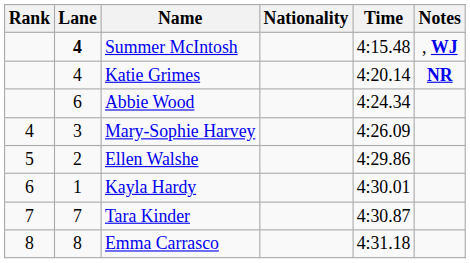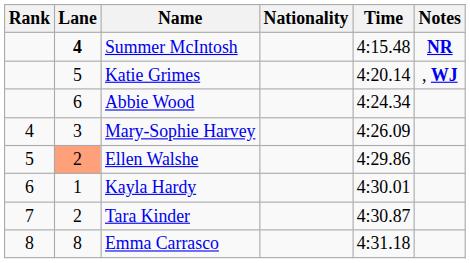(440, 46) , WJ -> (440, 46) NR
(78, 74) 4 -> (78, 74) 5
(440, 74) NR -> (440, 74) , WJ
(78, 159) no background -> (78, 159) lightsalmon background
(78, 215) 7 -> (78, 215) 2
